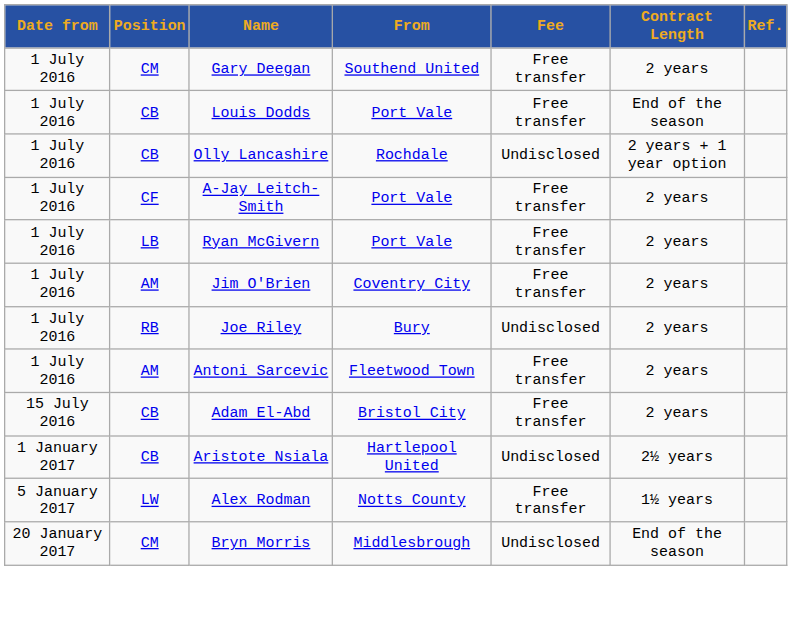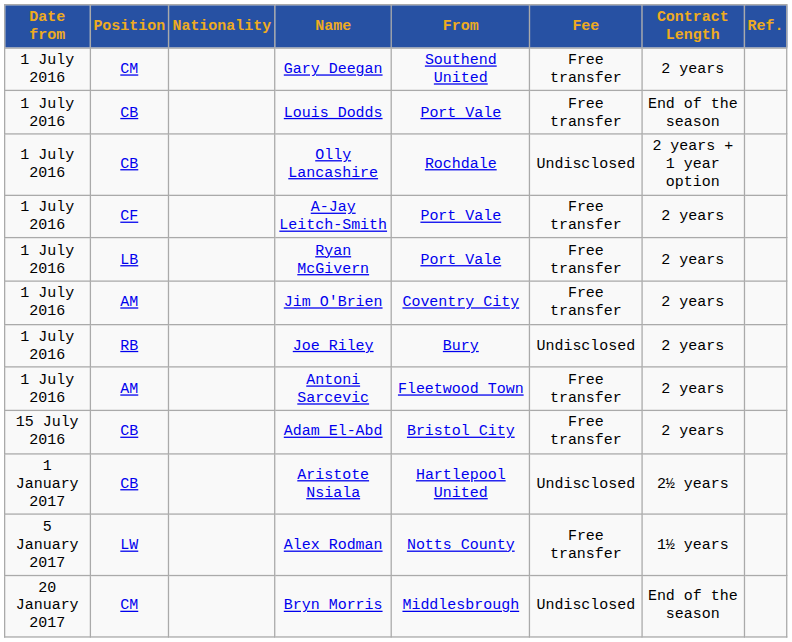+ column: (222, 26)
